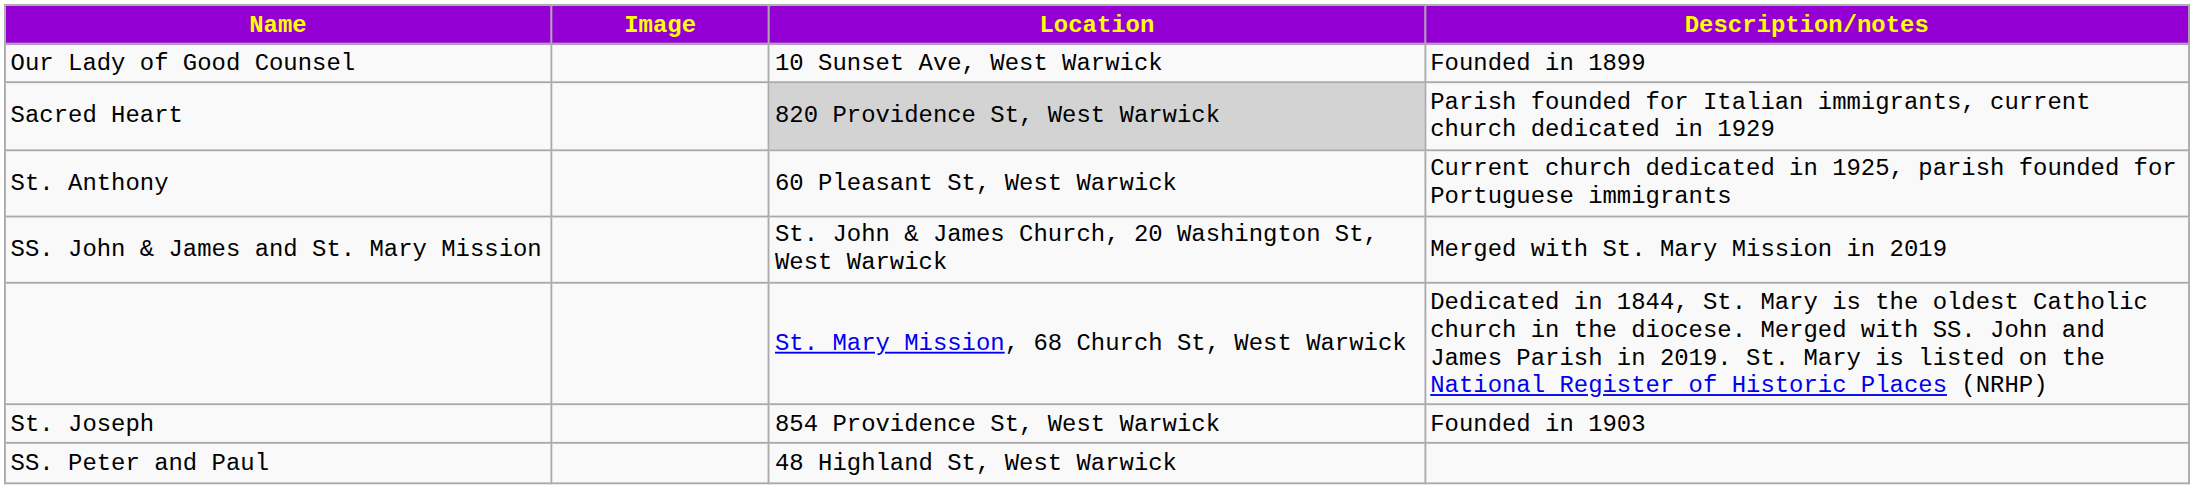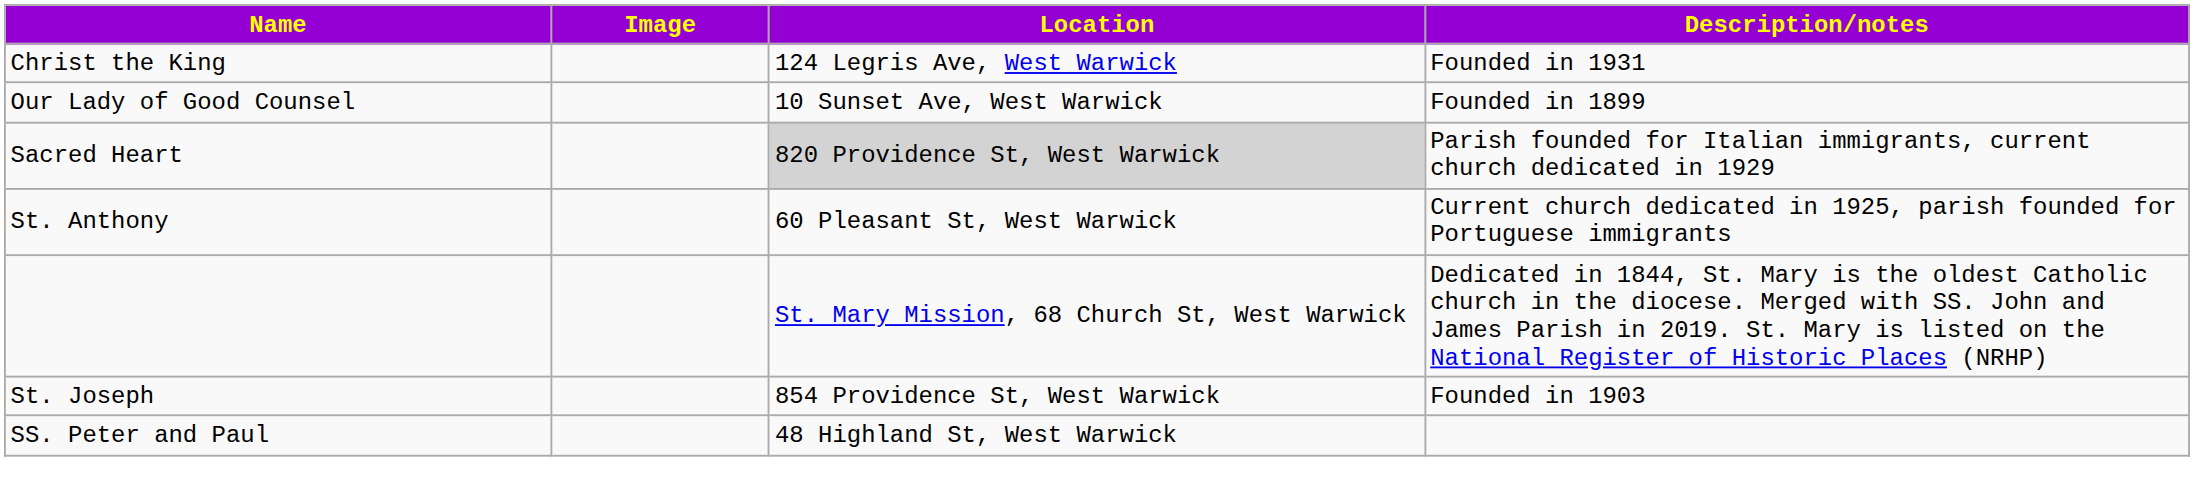+ row: (118, 63)
- row: (276, 249)
